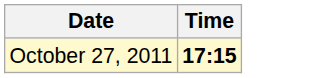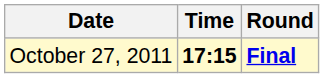+ column: (280, 21)
